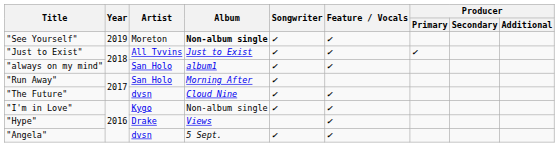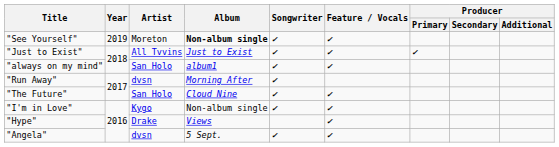(152, 80) San Holo -> (142, 80) dvsn
(142, 94) dvsn -> (152, 94) San Holo
